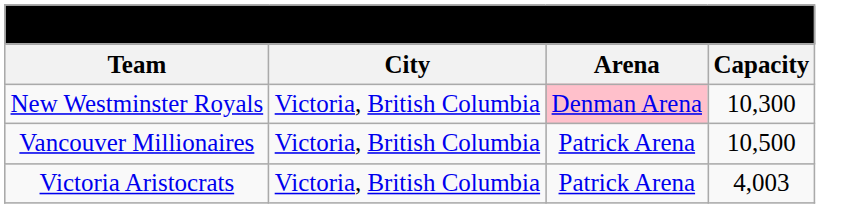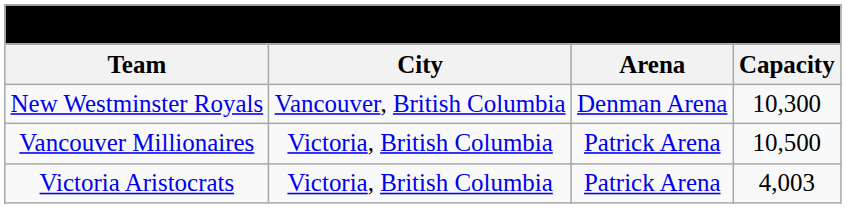(407, 103) Victoria, British Columbia -> (420, 103) Vancouver, British Columbia
(627, 103) pink background -> (652, 103) no background
